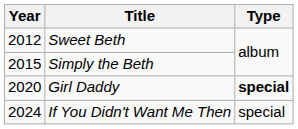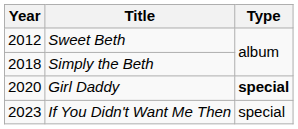(25, 64) 2015 -> (25, 64) 2018
(25, 111) 2024 -> (25, 111) 2023
